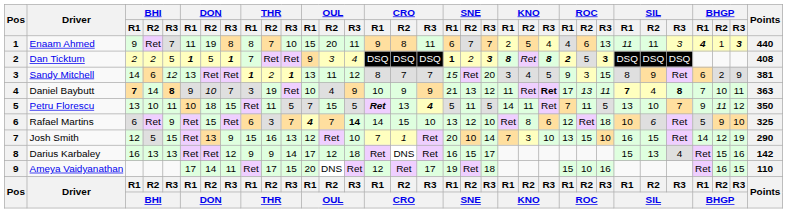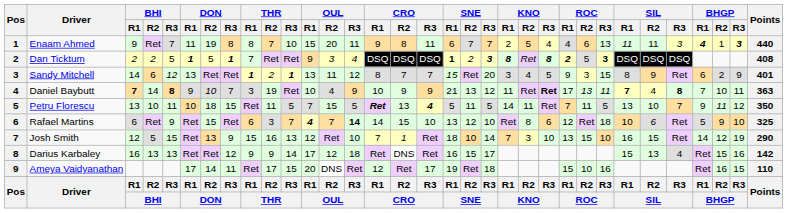(765, 74) 381 -> (765, 74) 401
(452, 137) 20 -> (452, 137) 18
